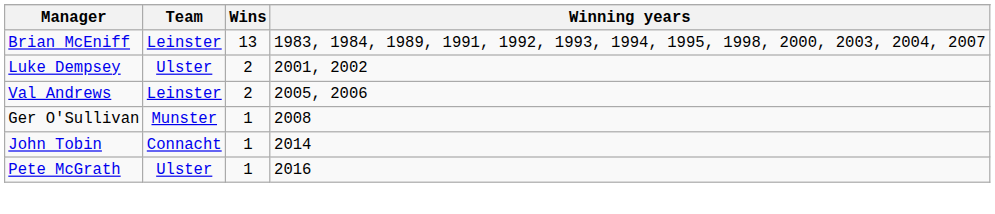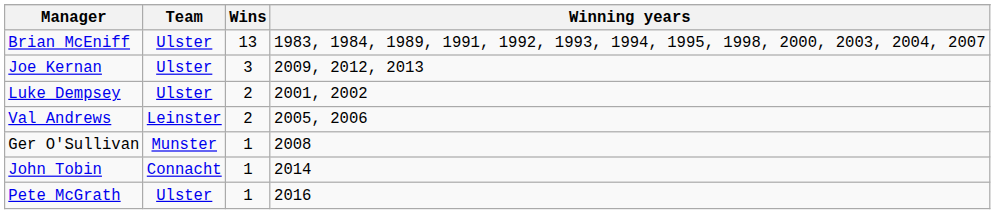(184, 43) Leinster -> (184, 43) Ulster
+ row: (55, 68)
